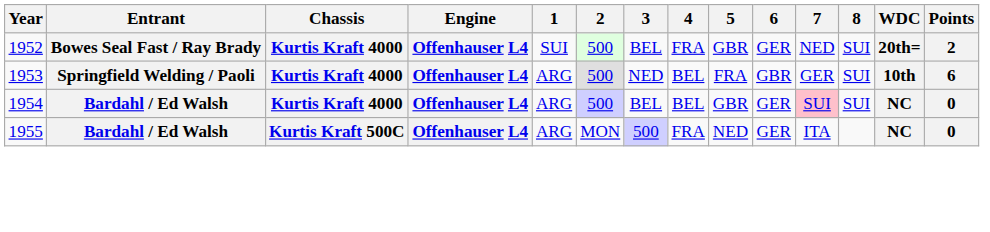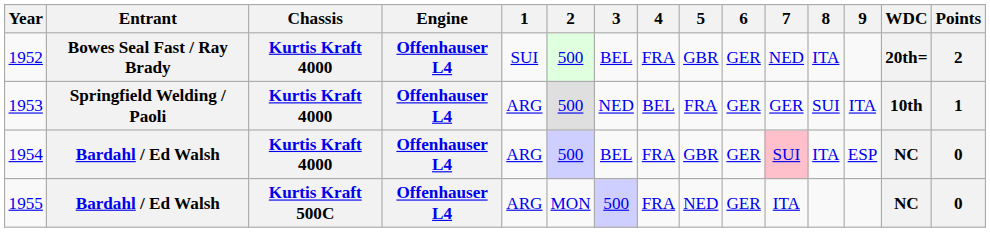+ column: (862, 18)
(857, 47) SUI -> (826, 57) ITA
(774, 75) GBR -> (744, 105) GER
(951, 75) 6 -> (958, 105) 1
(688, 103) BEL -> (658, 154) FRA
(857, 103) SUI -> (826, 154) ITA
